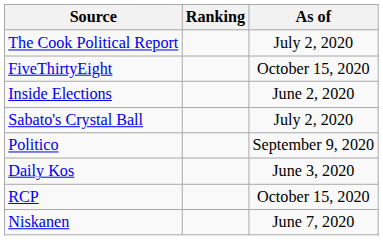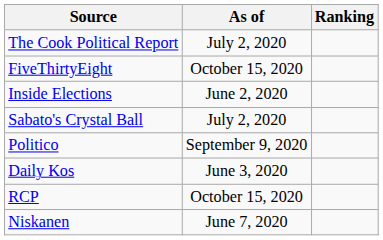columns swapped: (215, 17) <-> (313, 17)
